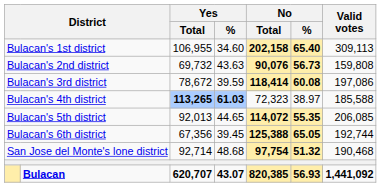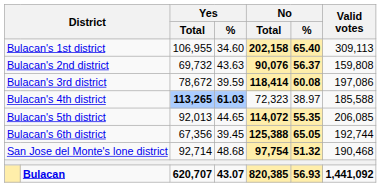(307, 65) 56.73 -> (307, 65) 56.37
